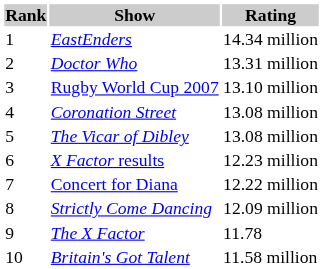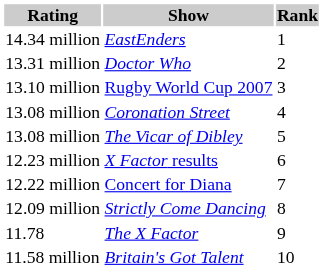columns swapped: (26, 15) <-> (271, 15)
